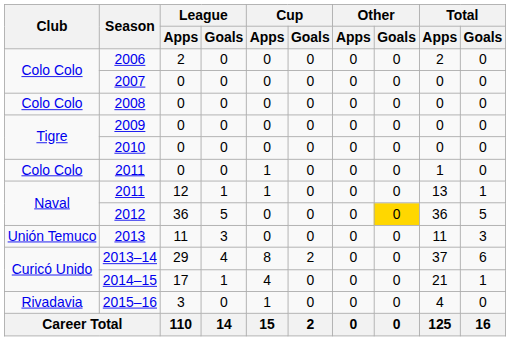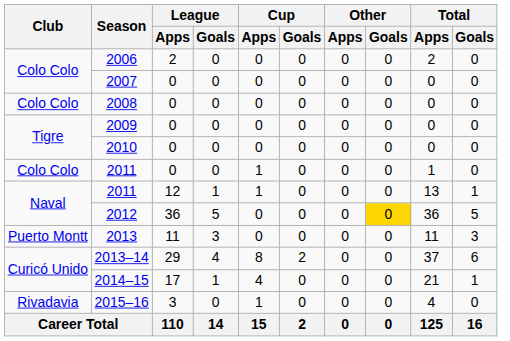(52, 236) Unión Temuco -> (48, 236) Puerto Montt
